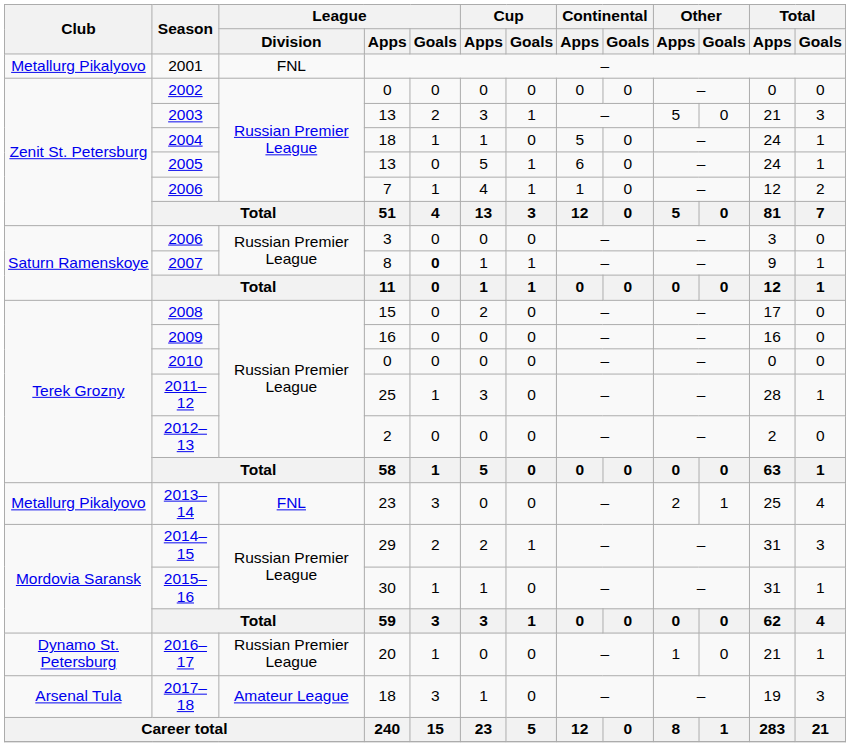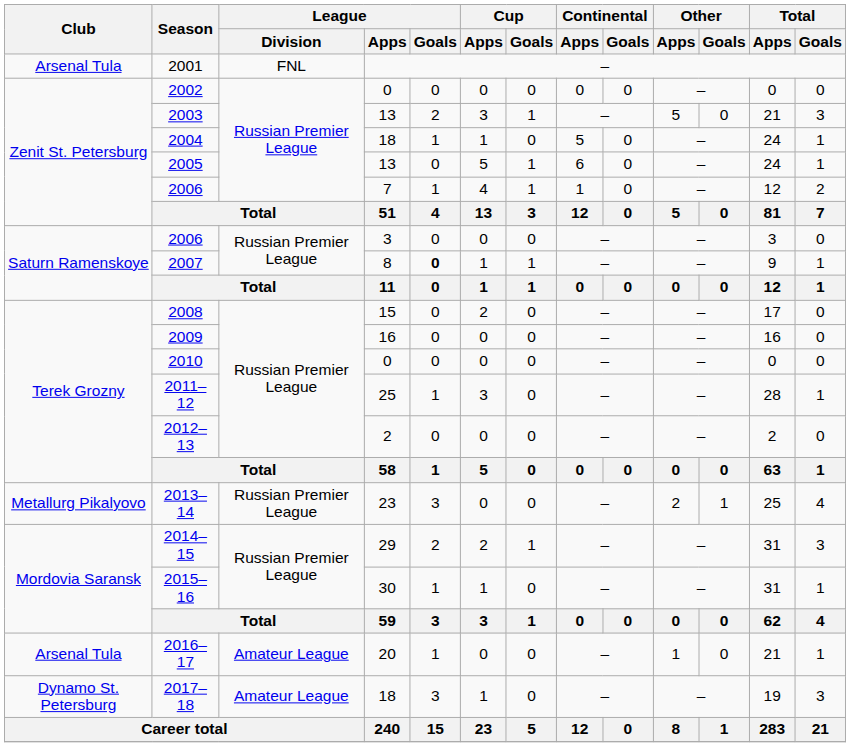(78, 66) Metallurg Pikalyovo -> (78, 66) Arsenal Tula
(291, 503) FNL -> (291, 503) Russian Premier League
(78, 654) Dynamo St. Petersburg -> (78, 654) Arsenal Tula
(291, 654) Russian Premier League -> (291, 654) Amateur League
(78, 696) Arsenal Tula -> (78, 696) Dynamo St. Petersburg
